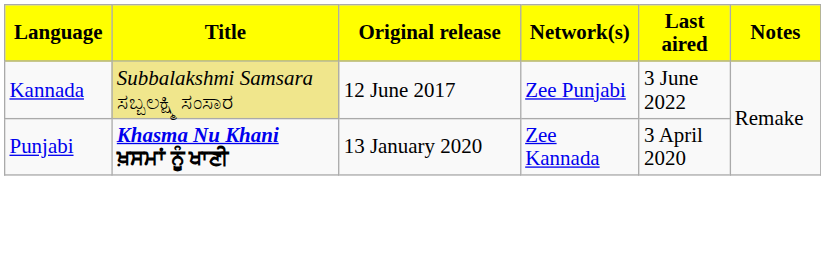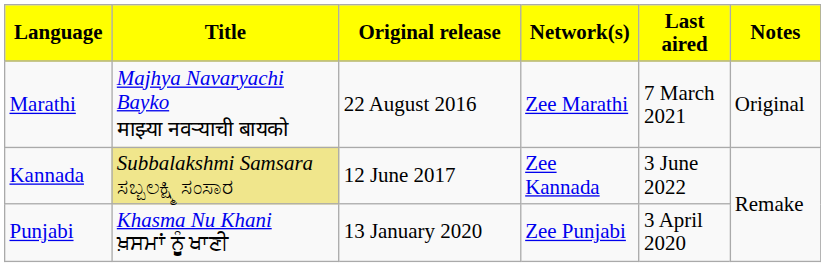+ row: (43, 104)
(576, 89) Zee Punjabi -> (562, 175) Zee Kannada
(198, 146) bold -> (194, 232) normal
(562, 146) Zee Kannada -> (576, 232) Zee Punjabi
